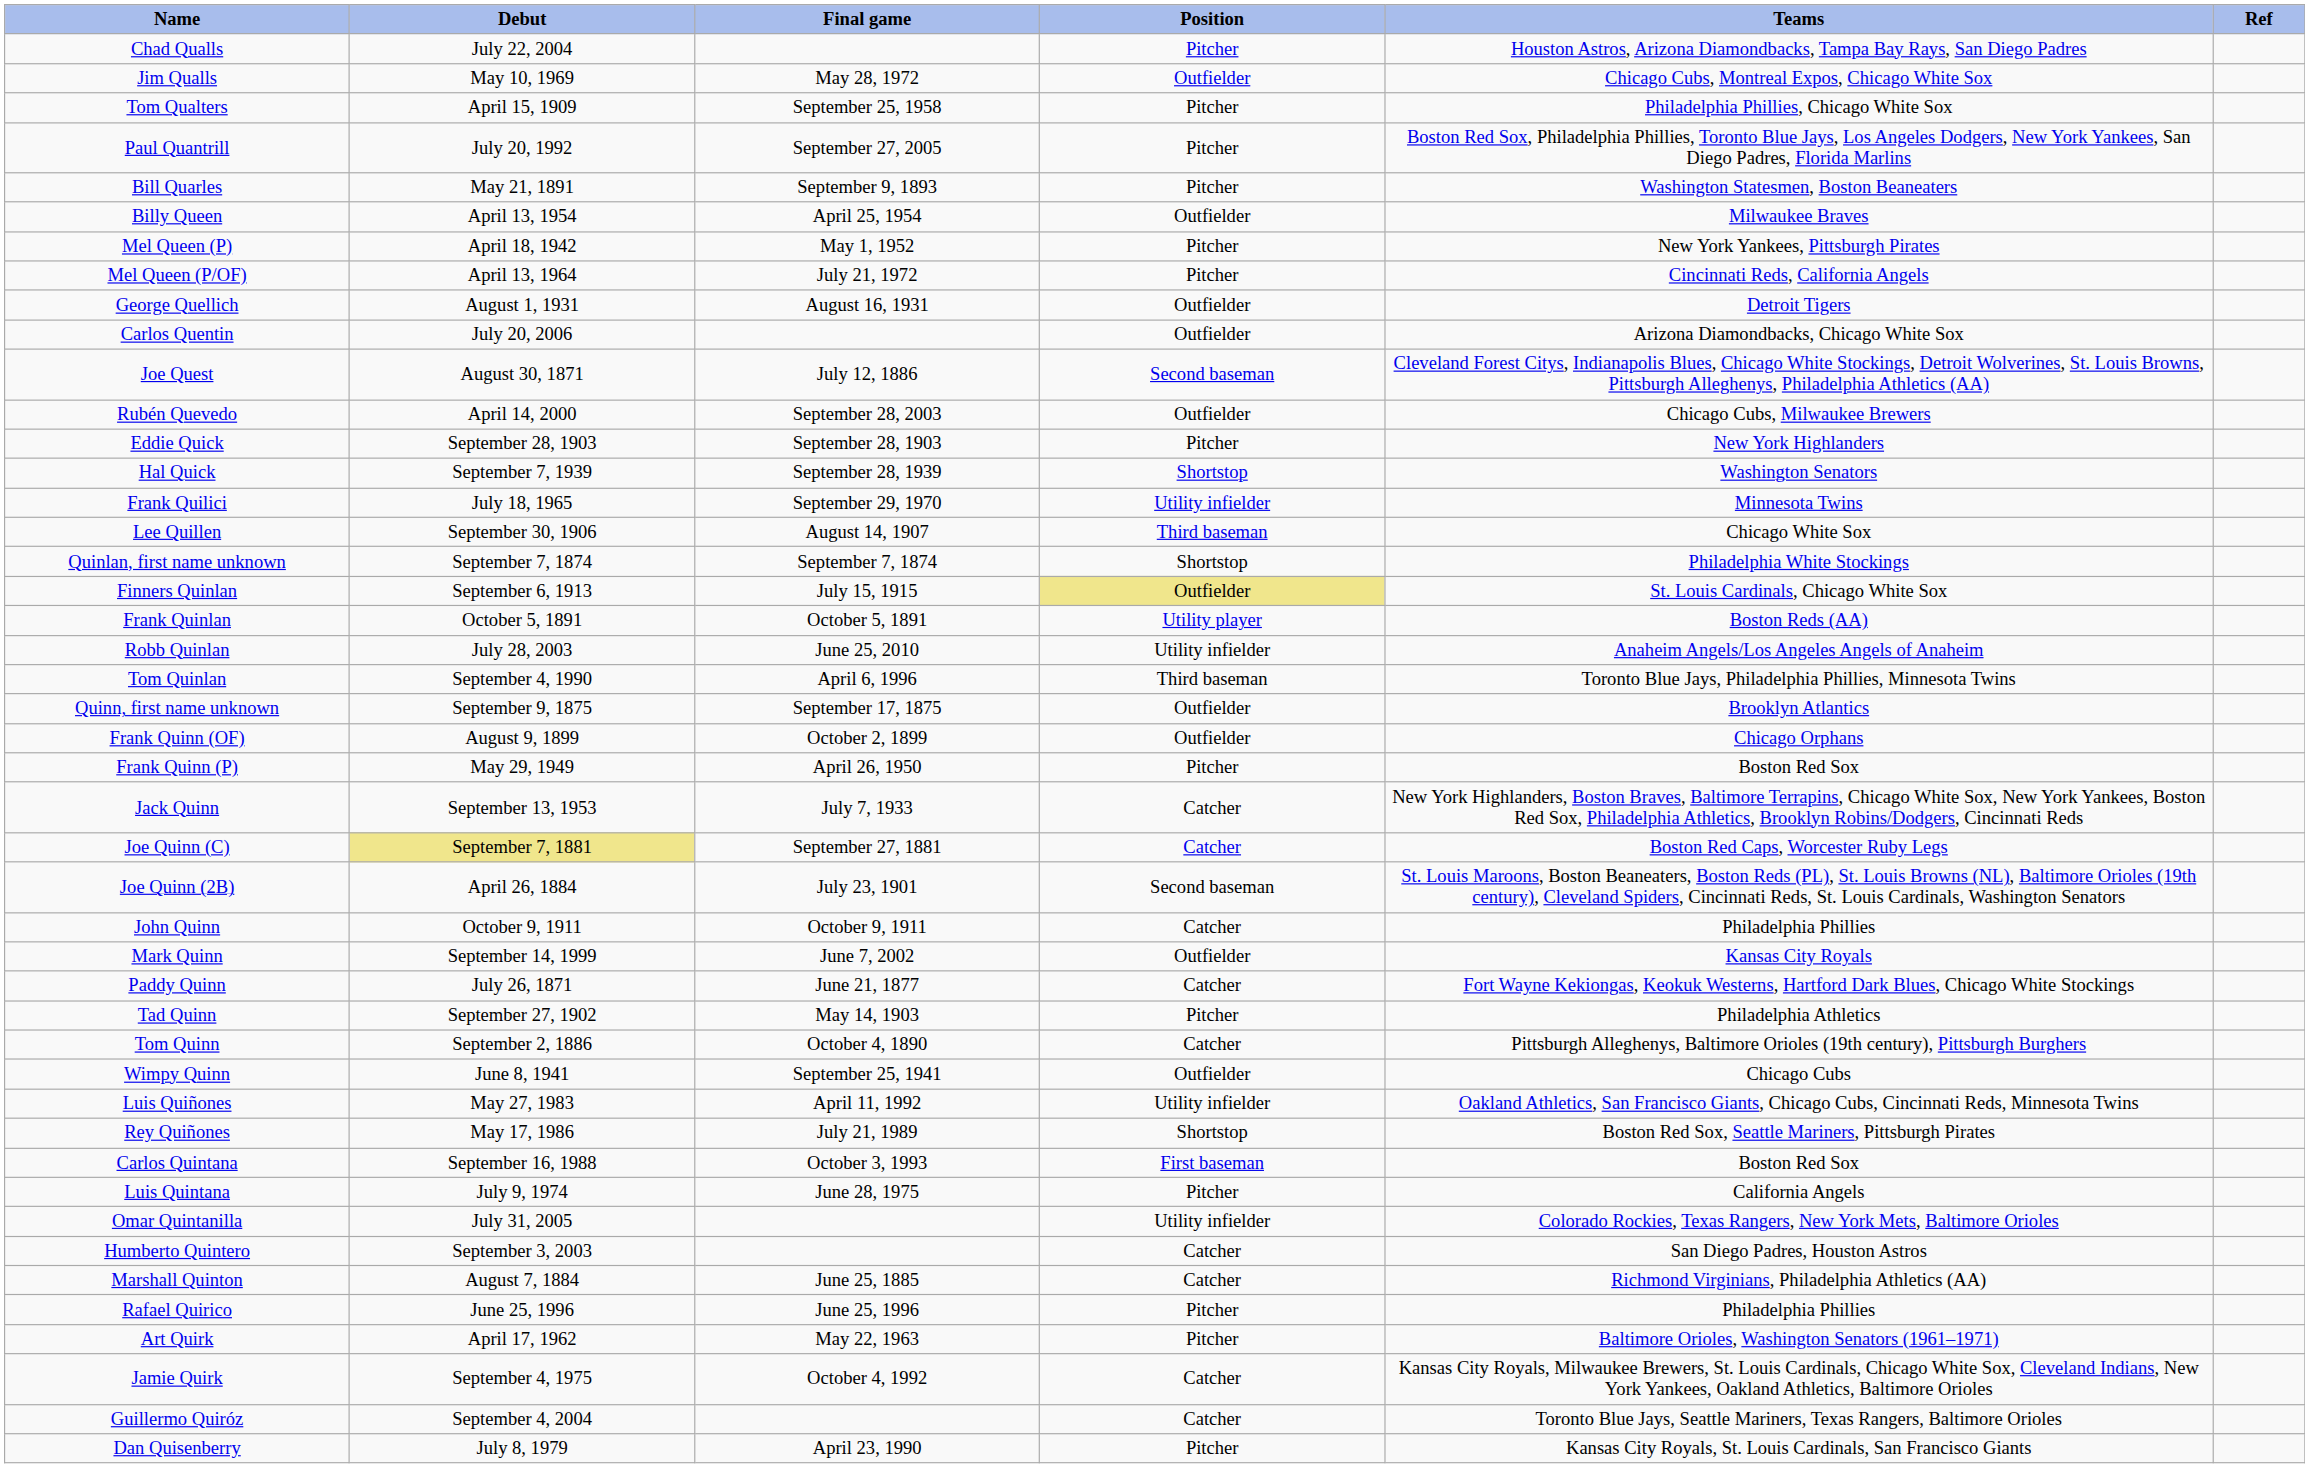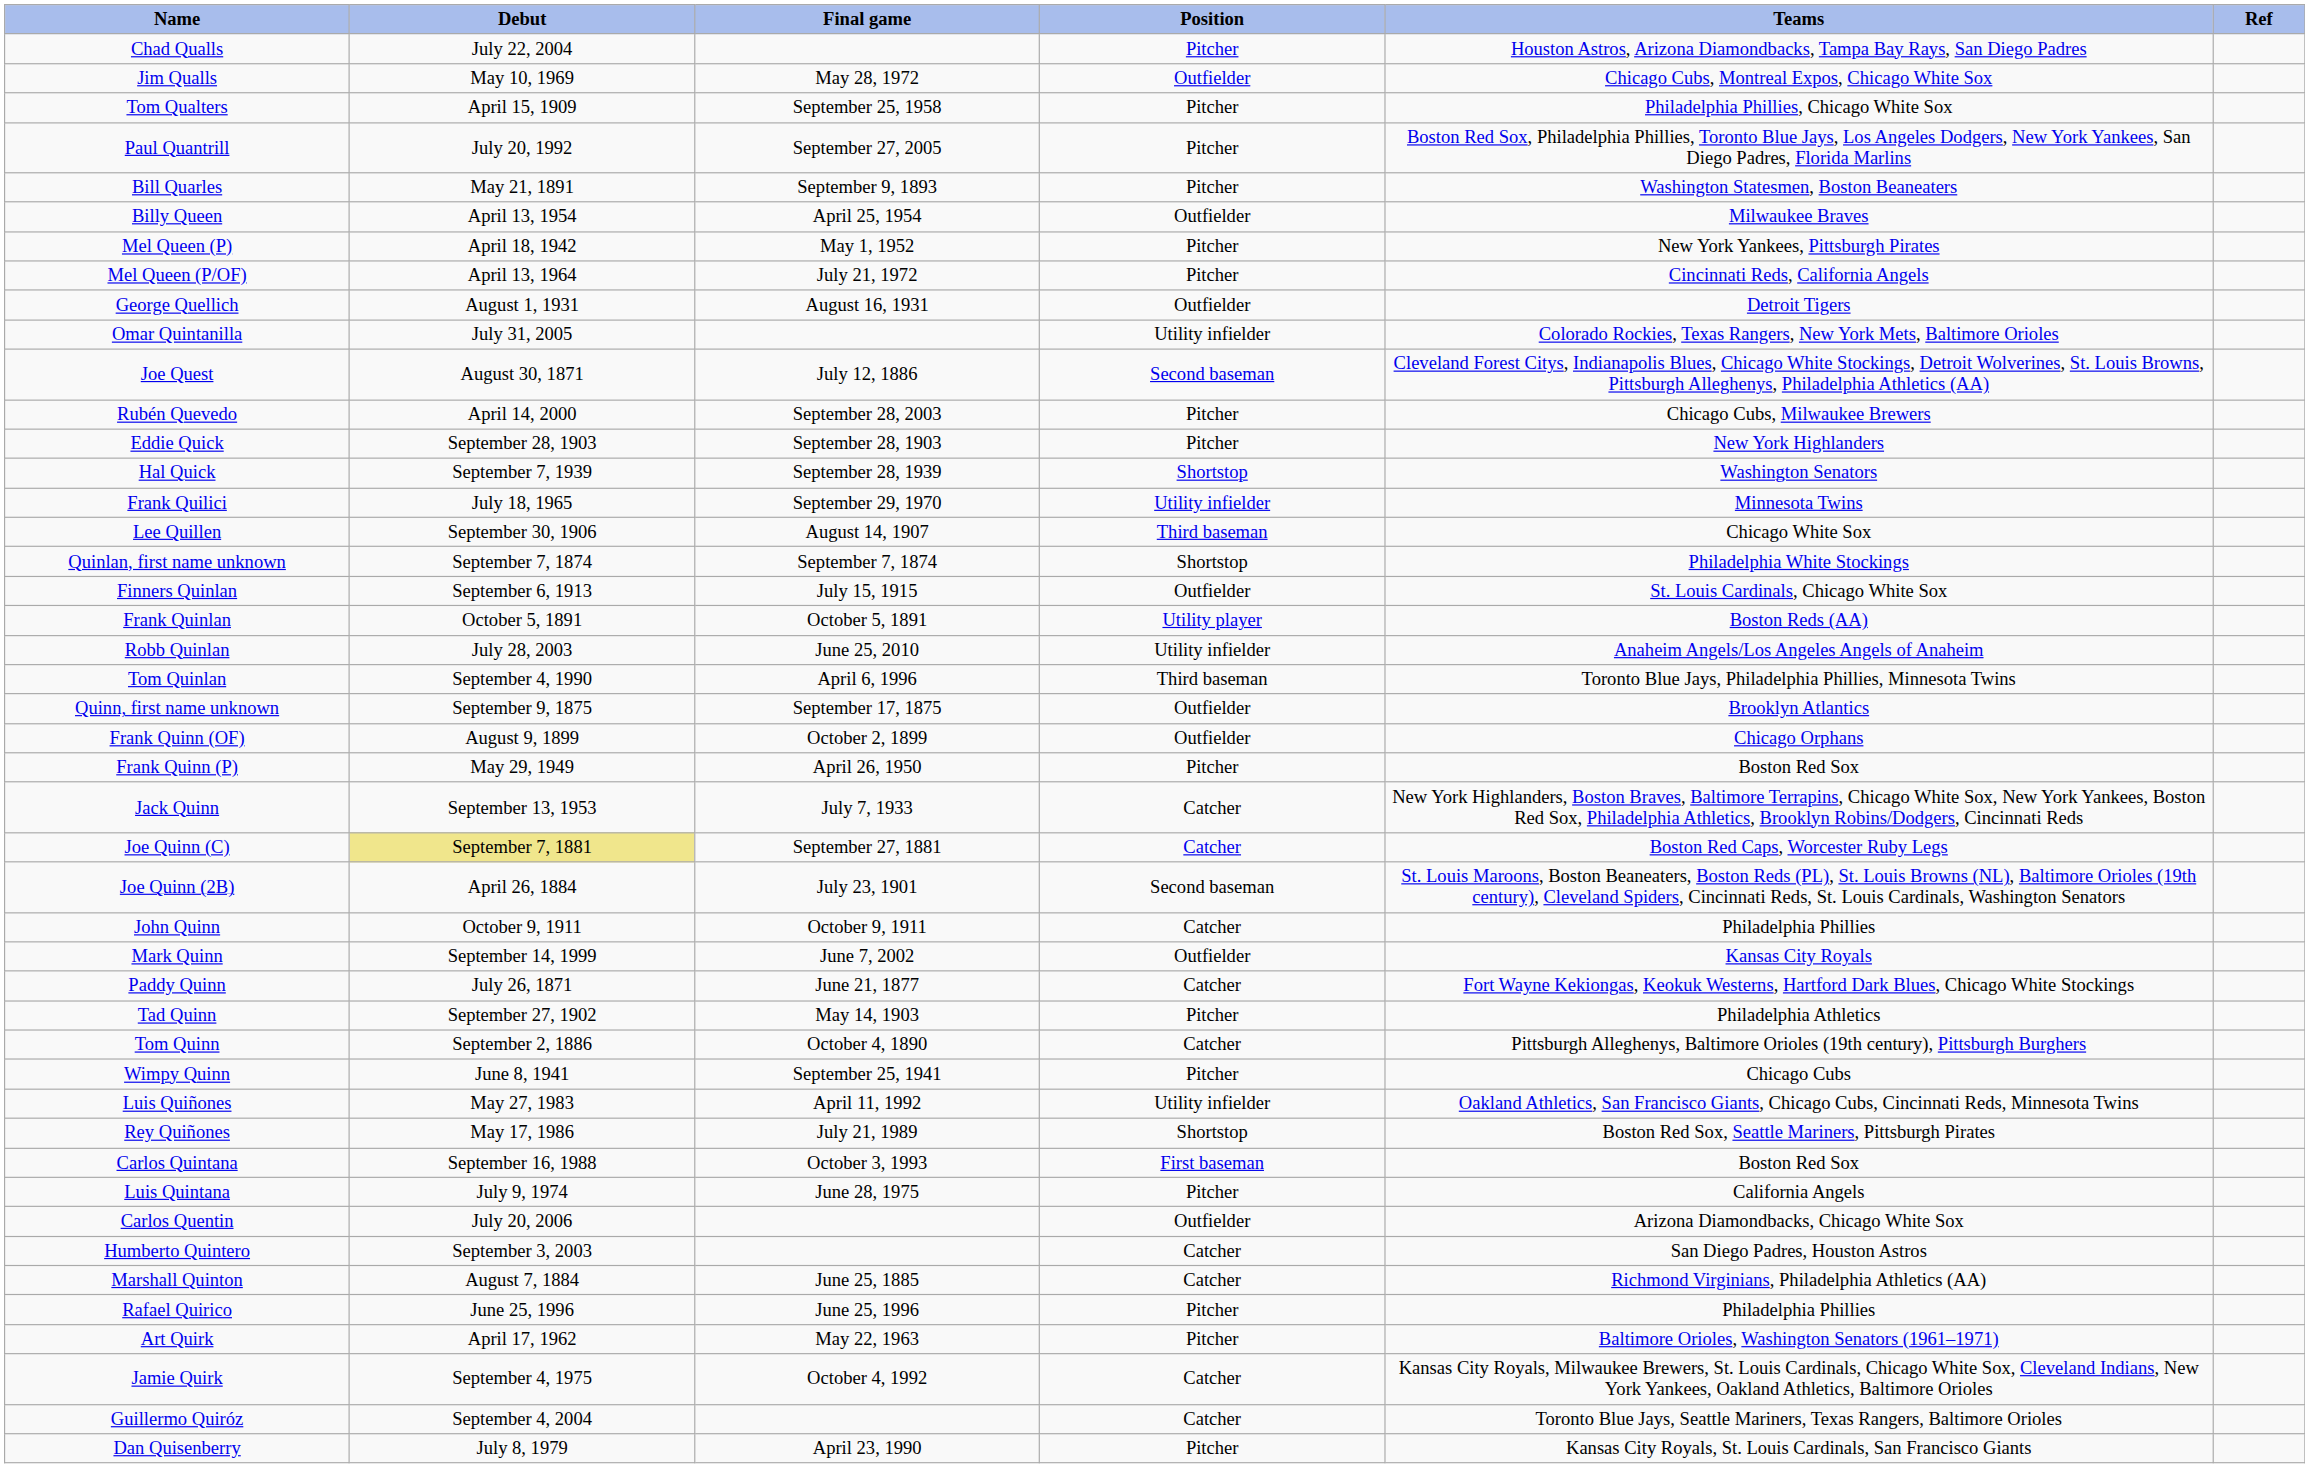rows swapped: (177, 334) <-> (177, 1221)
(1212, 414) Outfielder -> (1212, 414) Pitcher
(1212, 590) khaki background -> (1212, 590) no background
(1212, 1074) Outfielder -> (1212, 1074) Pitcher
